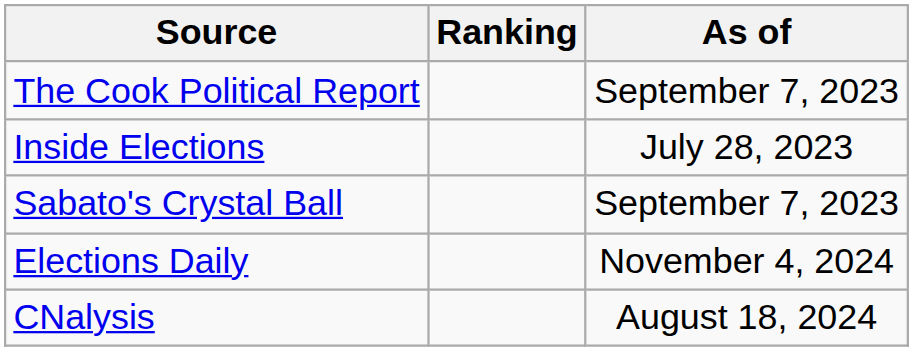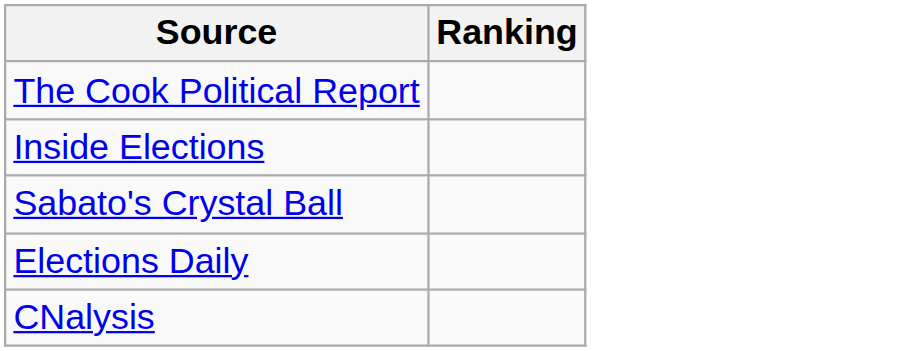- column: (747, 32)
